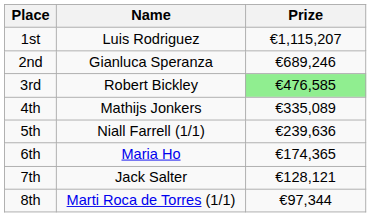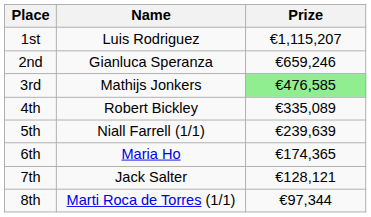(306, 62) €689,246 -> (306, 62) €659,246
(151, 85) Robert Bickley -> (151, 85) Mathijs Jonkers
(151, 108) Mathijs Jonkers -> (151, 108) Robert Bickley
(306, 131) €239,636 -> (306, 131) €239,639
